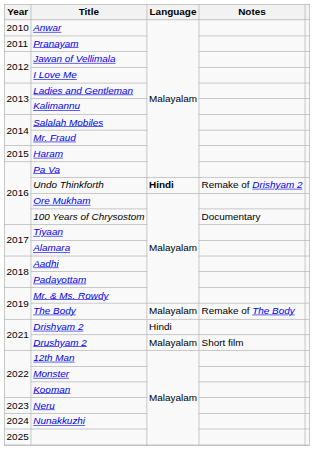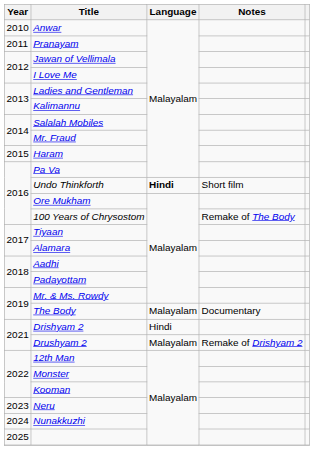(252, 185) Remake of Drishyam 2 -> (222, 185) Short film
(231, 216) Documentary -> (248, 216) Remake of The Body
(248, 311) Remake of The Body -> (231, 311) Documentary
(222, 342) Short film -> (252, 342) Remake of Drishyam 2
